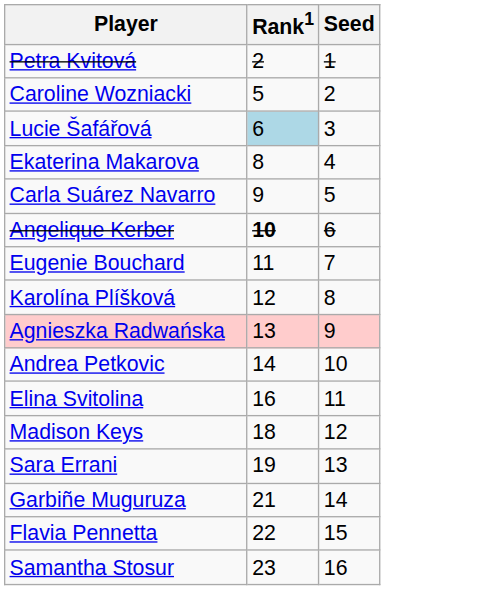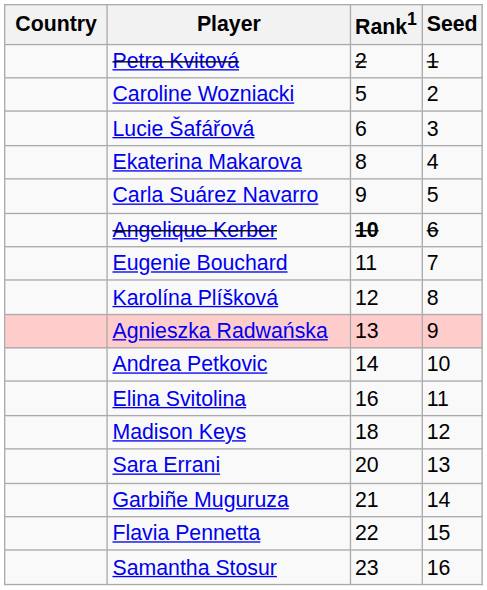+ column: (56, 24)
(258, 128) lightblue background -> (361, 128) no background
(264, 465) 19 -> (367, 465) 20
